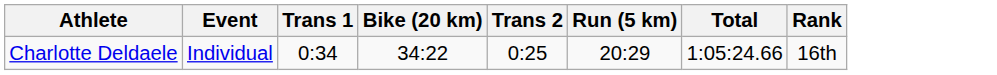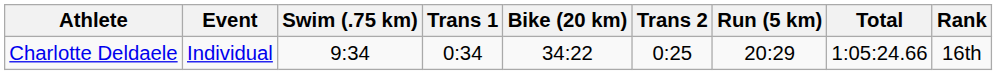+ column: (350, 20)
